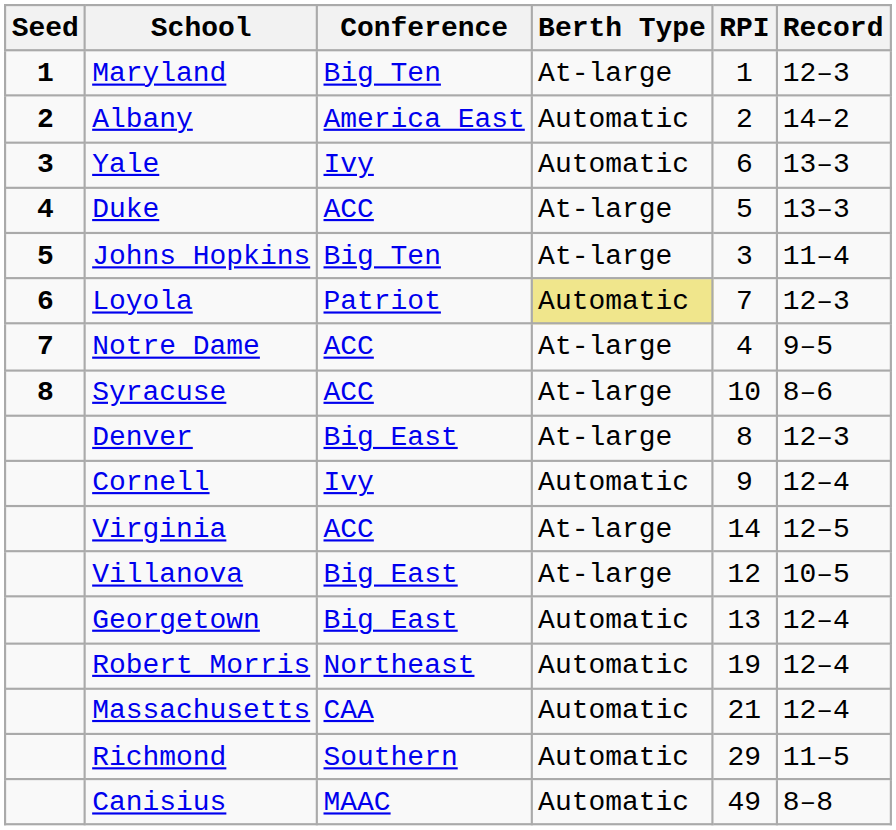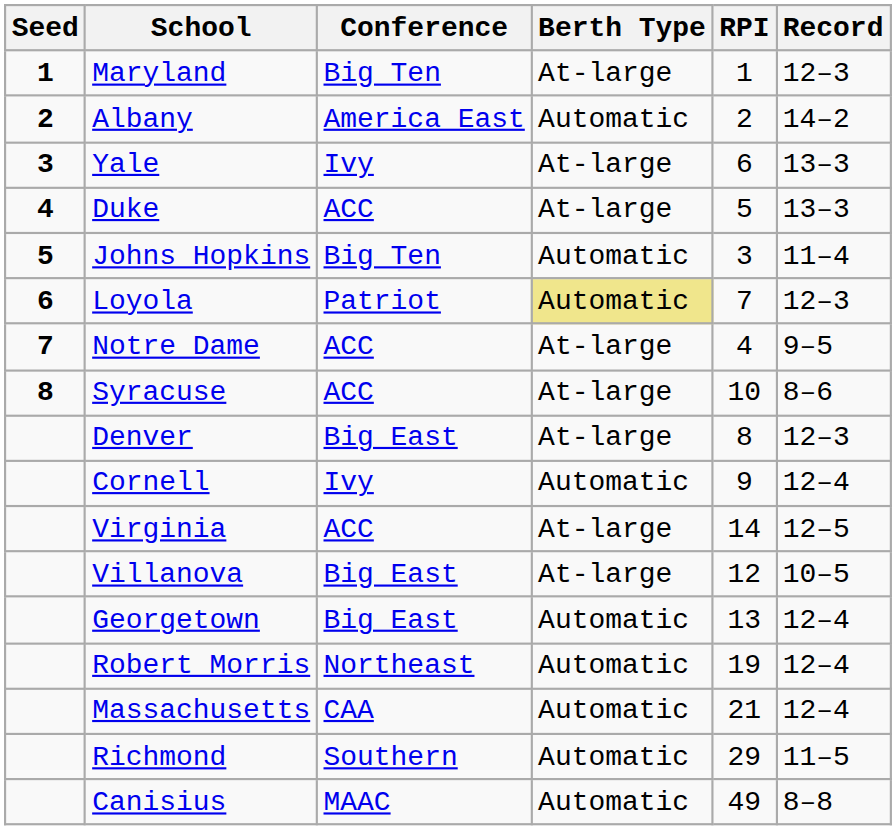(614, 165) Automatic -> (605, 165) At-large
(605, 256) At-large -> (614, 256) Automatic
